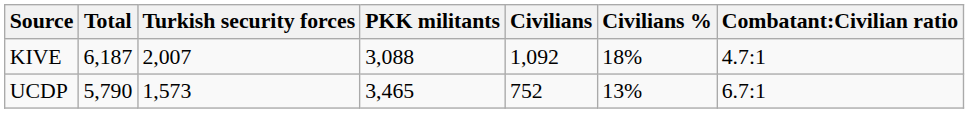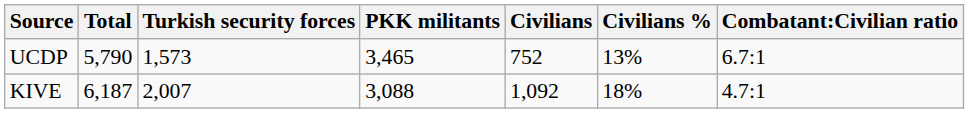rows swapped: (39, 90) <-> (36, 56)
